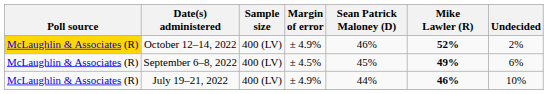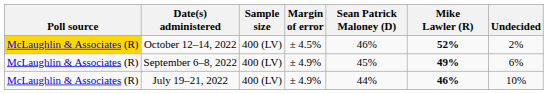(305, 44) ± 4.9% -> (305, 44) ± 4.5%
(305, 62) ± 4.5% -> (305, 62) ± 4.9%
